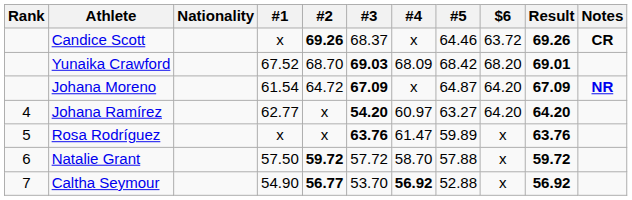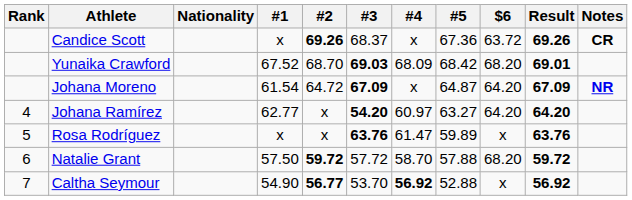(458, 40) 64.46 -> (458, 40) 67.36
(503, 159) x -> (503, 159) 68.20
